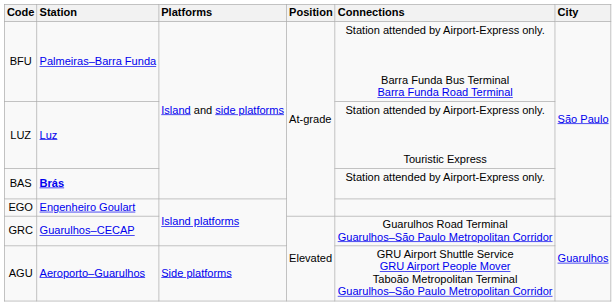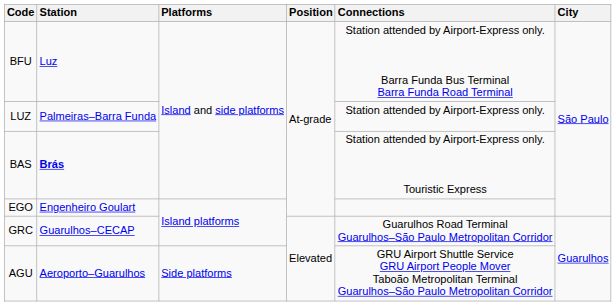(98, 61) Palmeiras–Barra Funda -> (48, 61) Luz
(48, 135) Luz -> (98, 116) Palmeiras–Barra Funda
(445, 135) Station attended by Airport-Express only. Touristic Express -> (445, 110) Station attended by Airport-Express only.
(445, 177) Station attended by Airport-Express only. -> (445, 165) Station attended by Airport-Express only. Touristic Express
